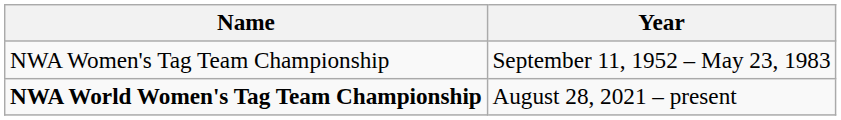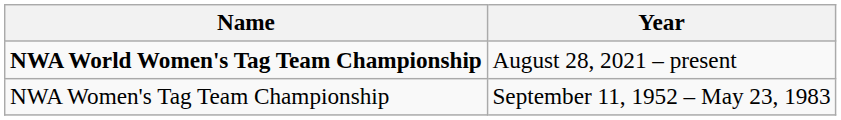rows swapped: (200, 59) <-> (246, 96)
